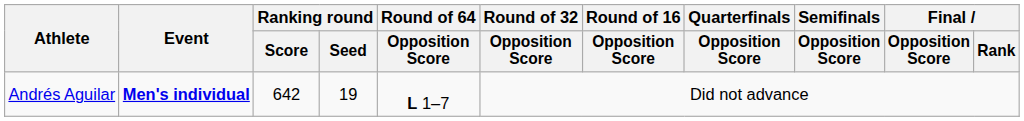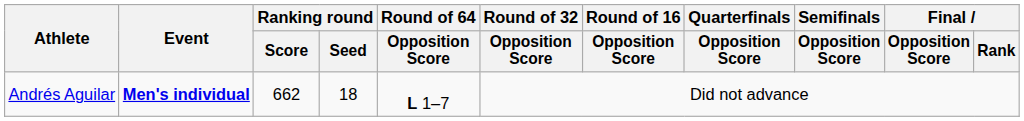(286, 95) 642 -> (286, 95) 662
(348, 95) 19 -> (348, 95) 18
